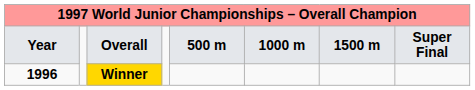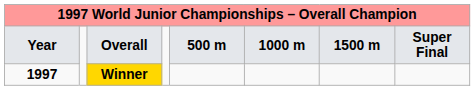(42, 74) 1996 -> (42, 74) 1997
